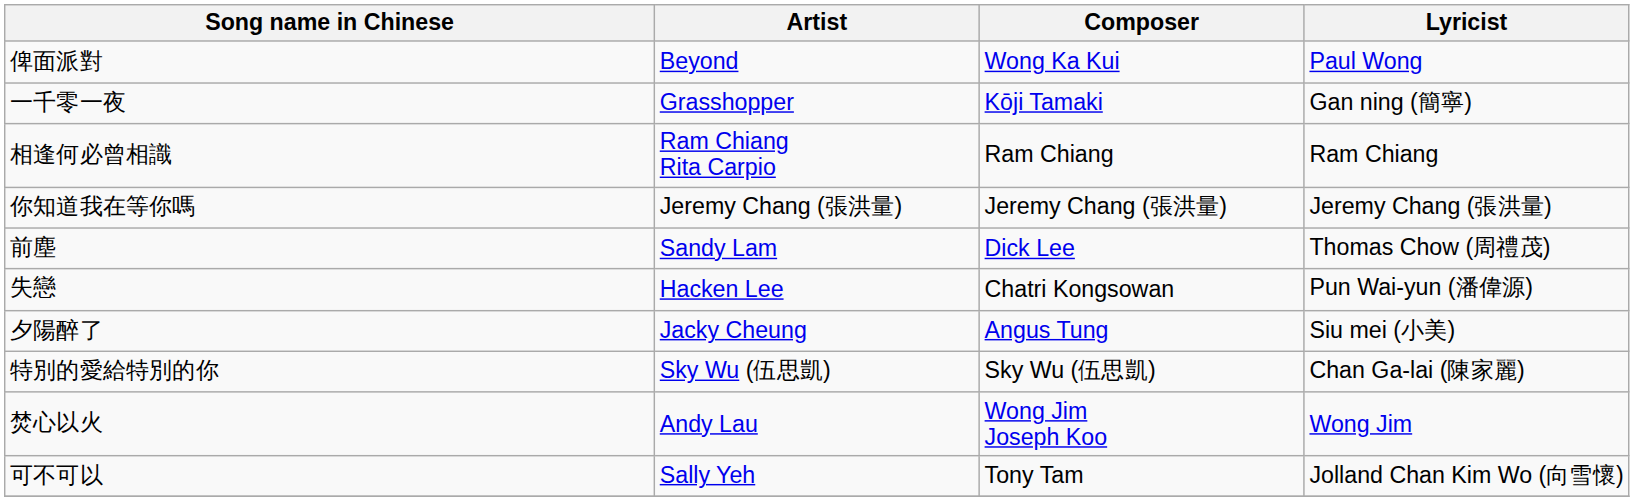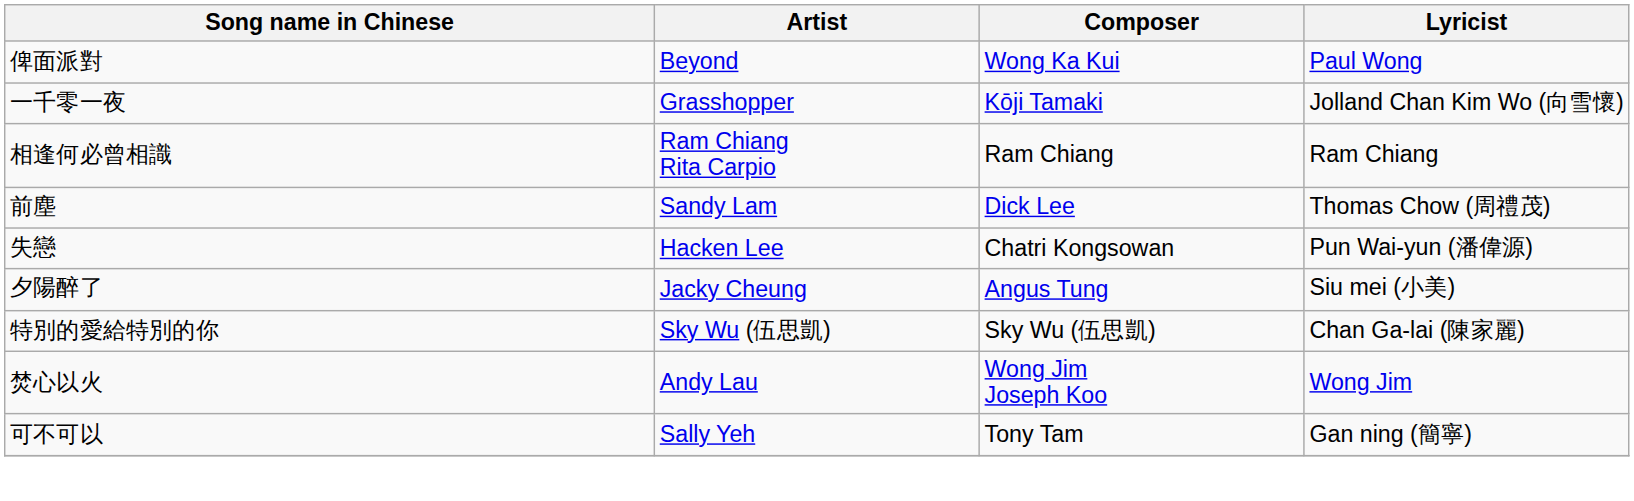(1391, 102) Gan ning (簡寧) -> (1467, 102) Jolland Chan Kim Wo (向雪懷)
- row: (103, 206)
(1467, 474) Jolland Chan Kim Wo (向雪懷) -> (1391, 433) Gan ning (簡寧)
